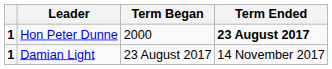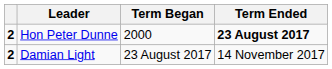(11, 34) 1 -> (11, 34) 2
(11, 54) 1 -> (11, 54) 2
